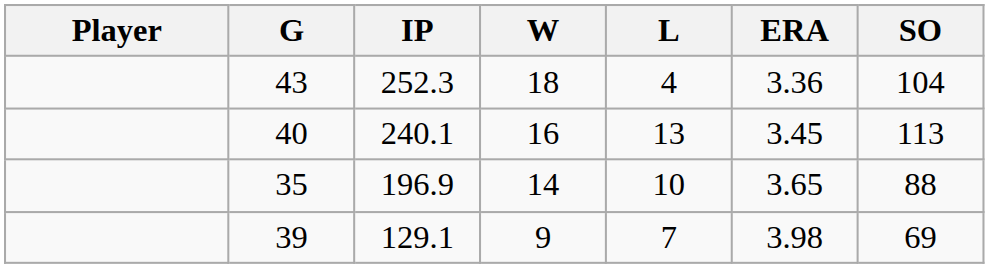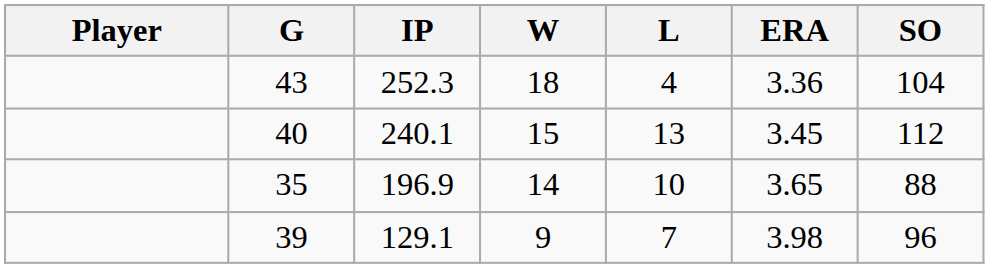(543, 133) 16 -> (543, 133) 15
(920, 133) 113 -> (920, 133) 112
(920, 236) 69 -> (920, 236) 96
